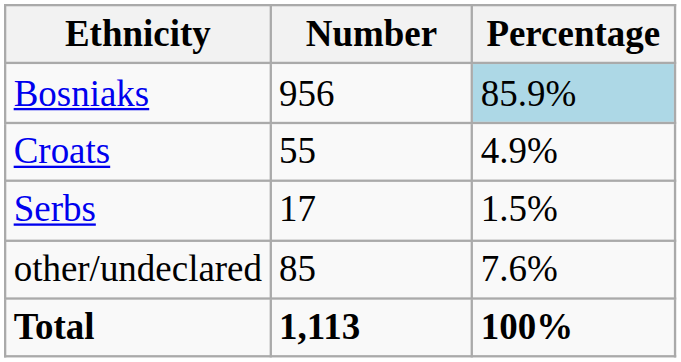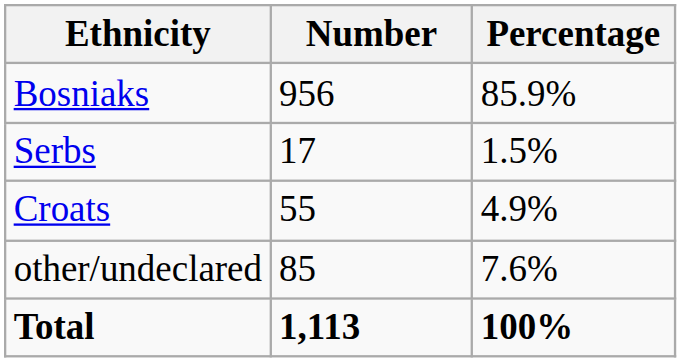(529, 92) lightblue background -> (529, 92) no background
rows swapped: (62, 151) <-> (55, 209)
